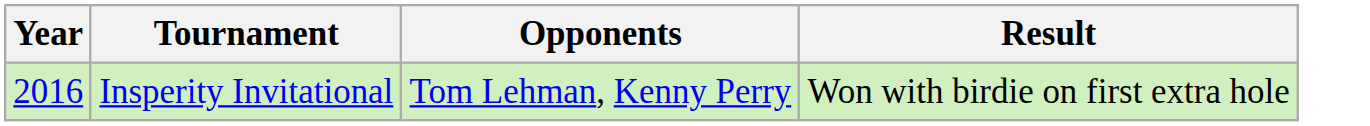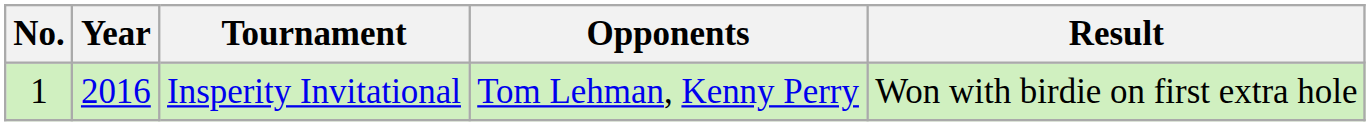+ column: (39, 33)
